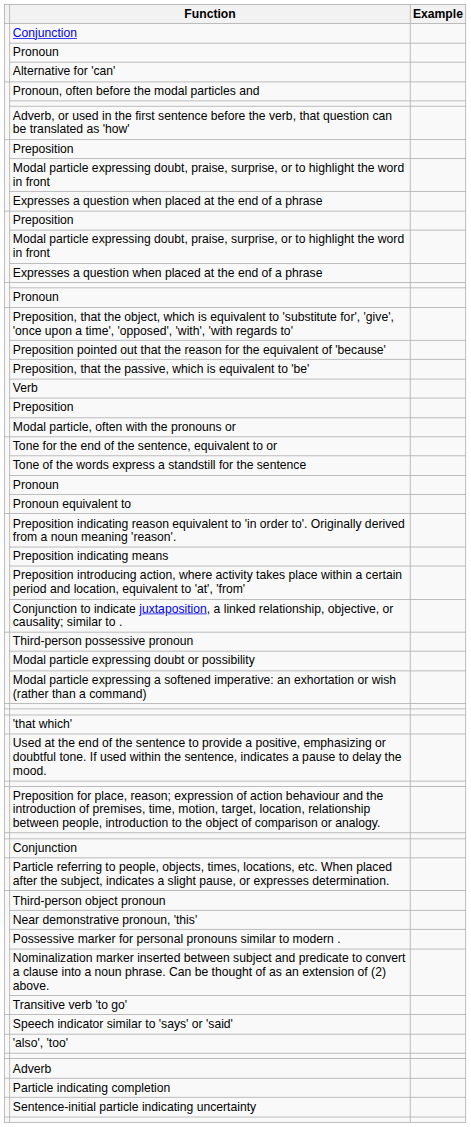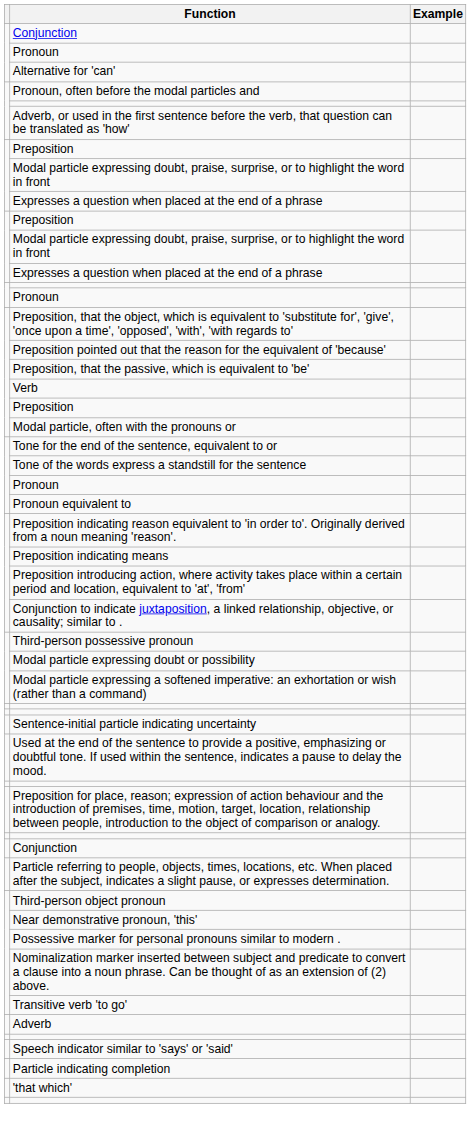rows swapped: (7, 724) <-> (7, 1107)
rows swapped: (7, 1024) <-> (7, 1068)
- row: (7, 1044)
